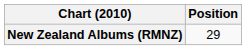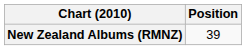(213, 34) 29 -> (213, 34) 39
